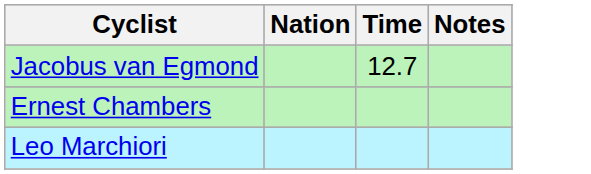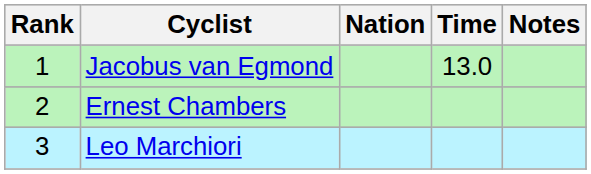+ column: (42, 24)
(392, 65) 12.7 -> (467, 65) 13.0
